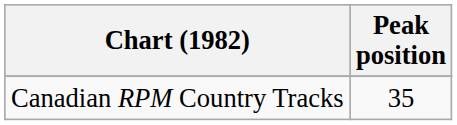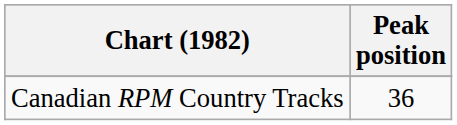(401, 97) 35 -> (401, 97) 36
